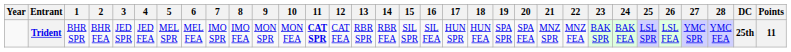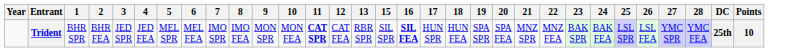- column: (387, 11)
(432, 33) normal -> (409, 33) bold
(771, 33) 11 -> (749, 33) 10
